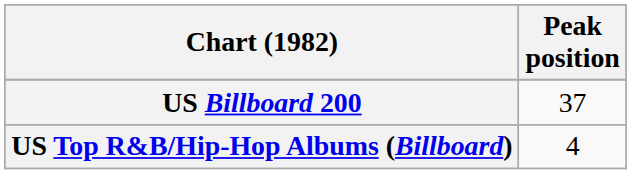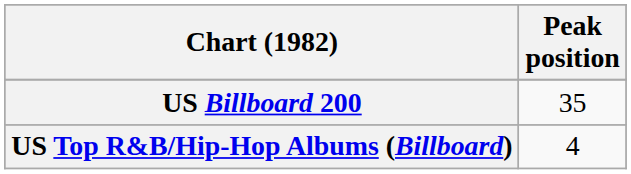(573, 102) 37 -> (573, 102) 35
